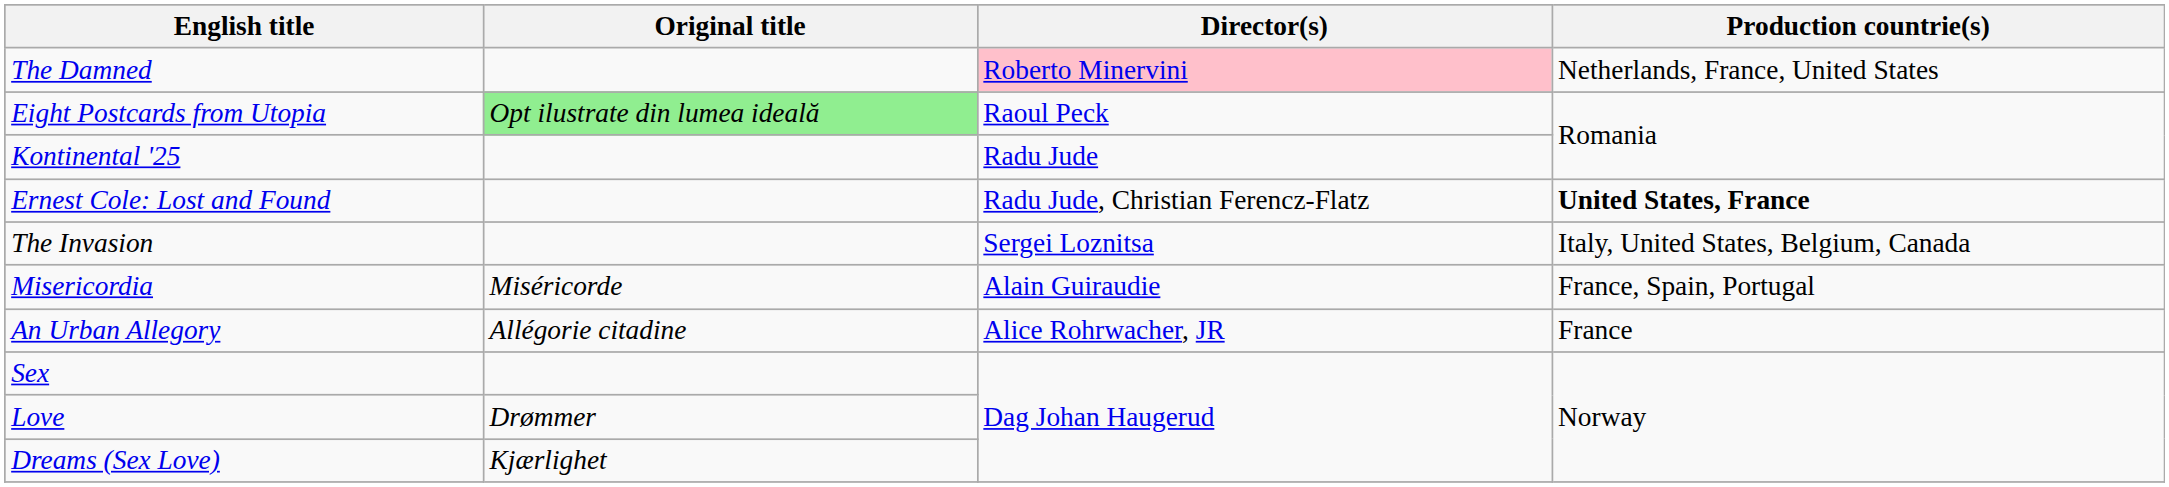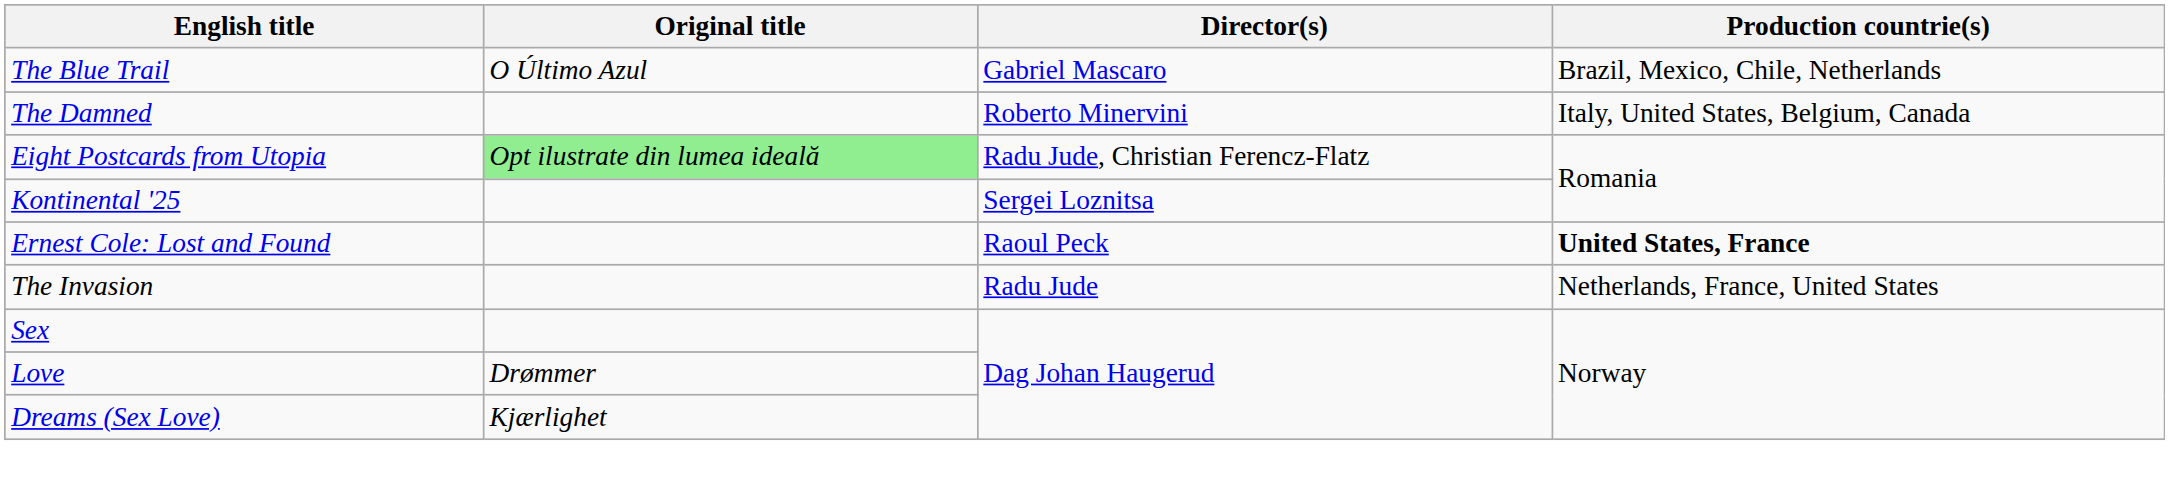+ row: (90, 69)
(1086, 69) pink background -> (1086, 112) no background
(1748, 69) Netherlands, France, United States -> (1764, 112) Italy, United States, Belgium, Canada
(1046, 112) Raoul Peck -> (1176, 156) Radu Jude, Christian Ferencz-Flatz
(1041, 156) Radu Jude -> (1069, 199) Sergei Loznitsa
(1176, 199) Radu Jude, Christian Ferencz-Flatz -> (1046, 243) Raoul Peck
(1069, 243) Sergei Loznitsa -> (1041, 286) Radu Jude
(1764, 243) Italy, United States, Belgium, Canada -> (1748, 286) Netherlands, France, United States
- row: (82, 286)
- row: (116, 329)
